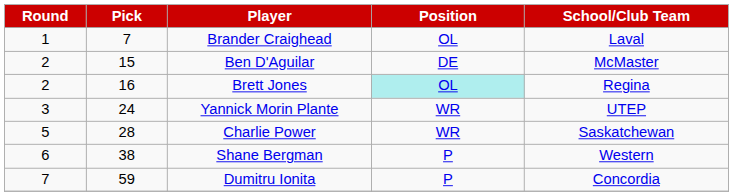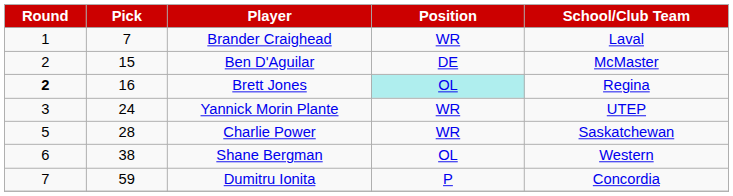(448, 39) OL -> (448, 39) WR
(45, 86) normal -> (45, 86) bold
(448, 156) P -> (448, 156) OL
